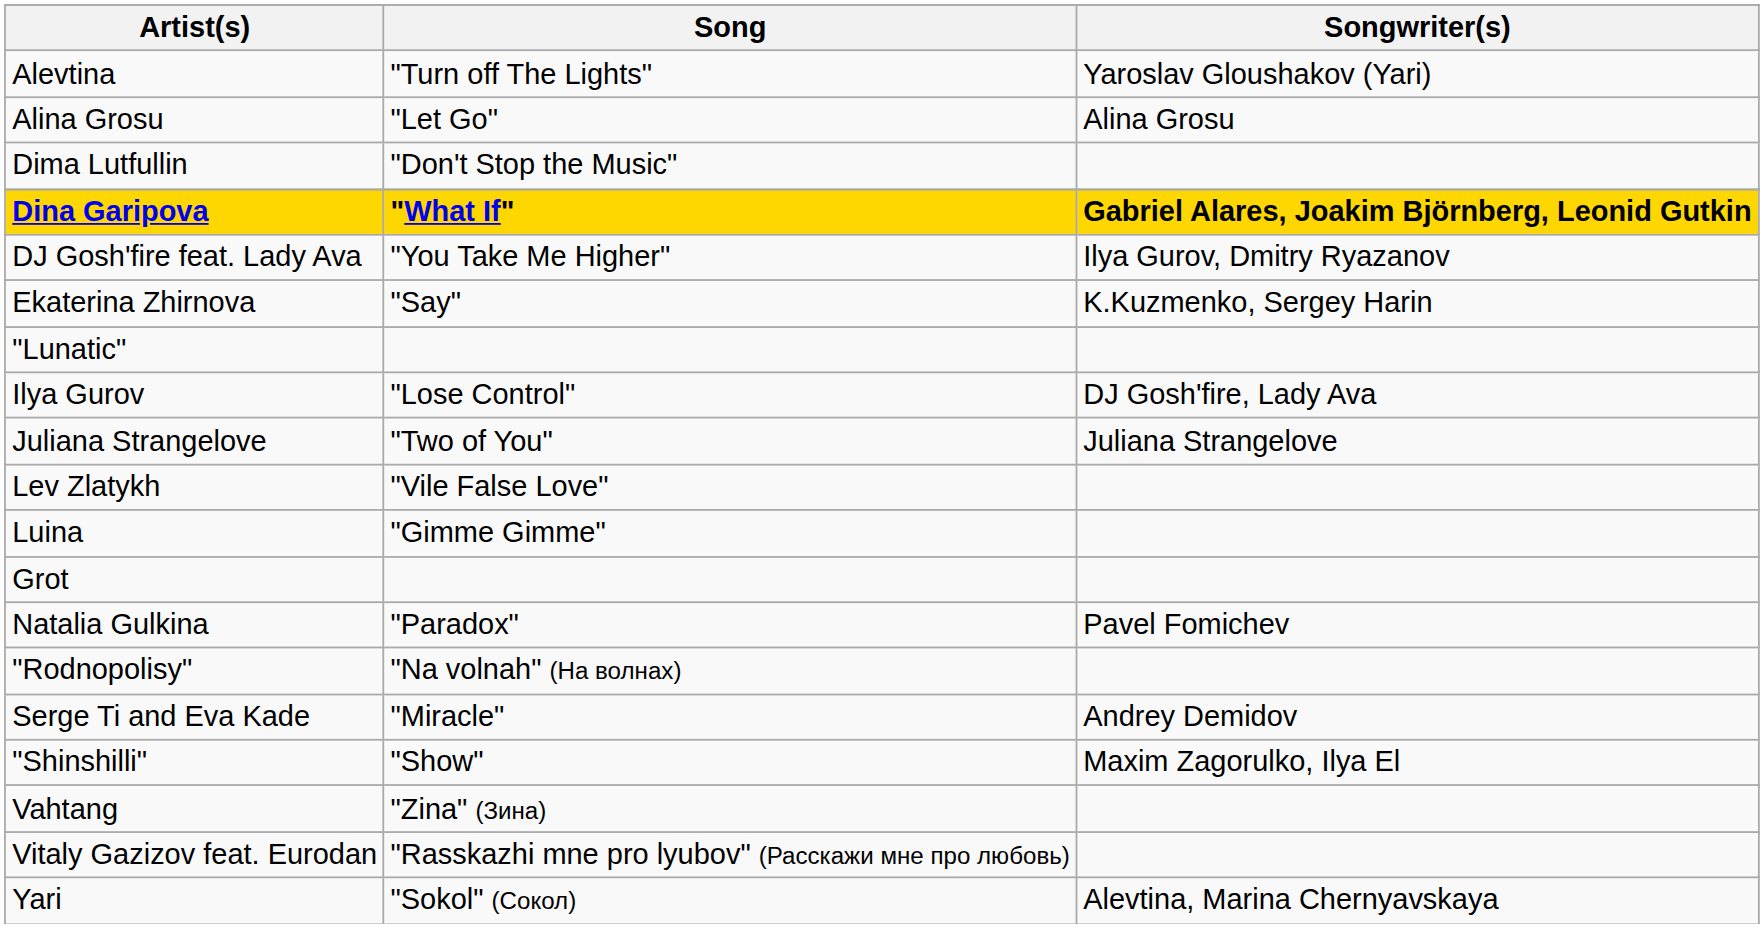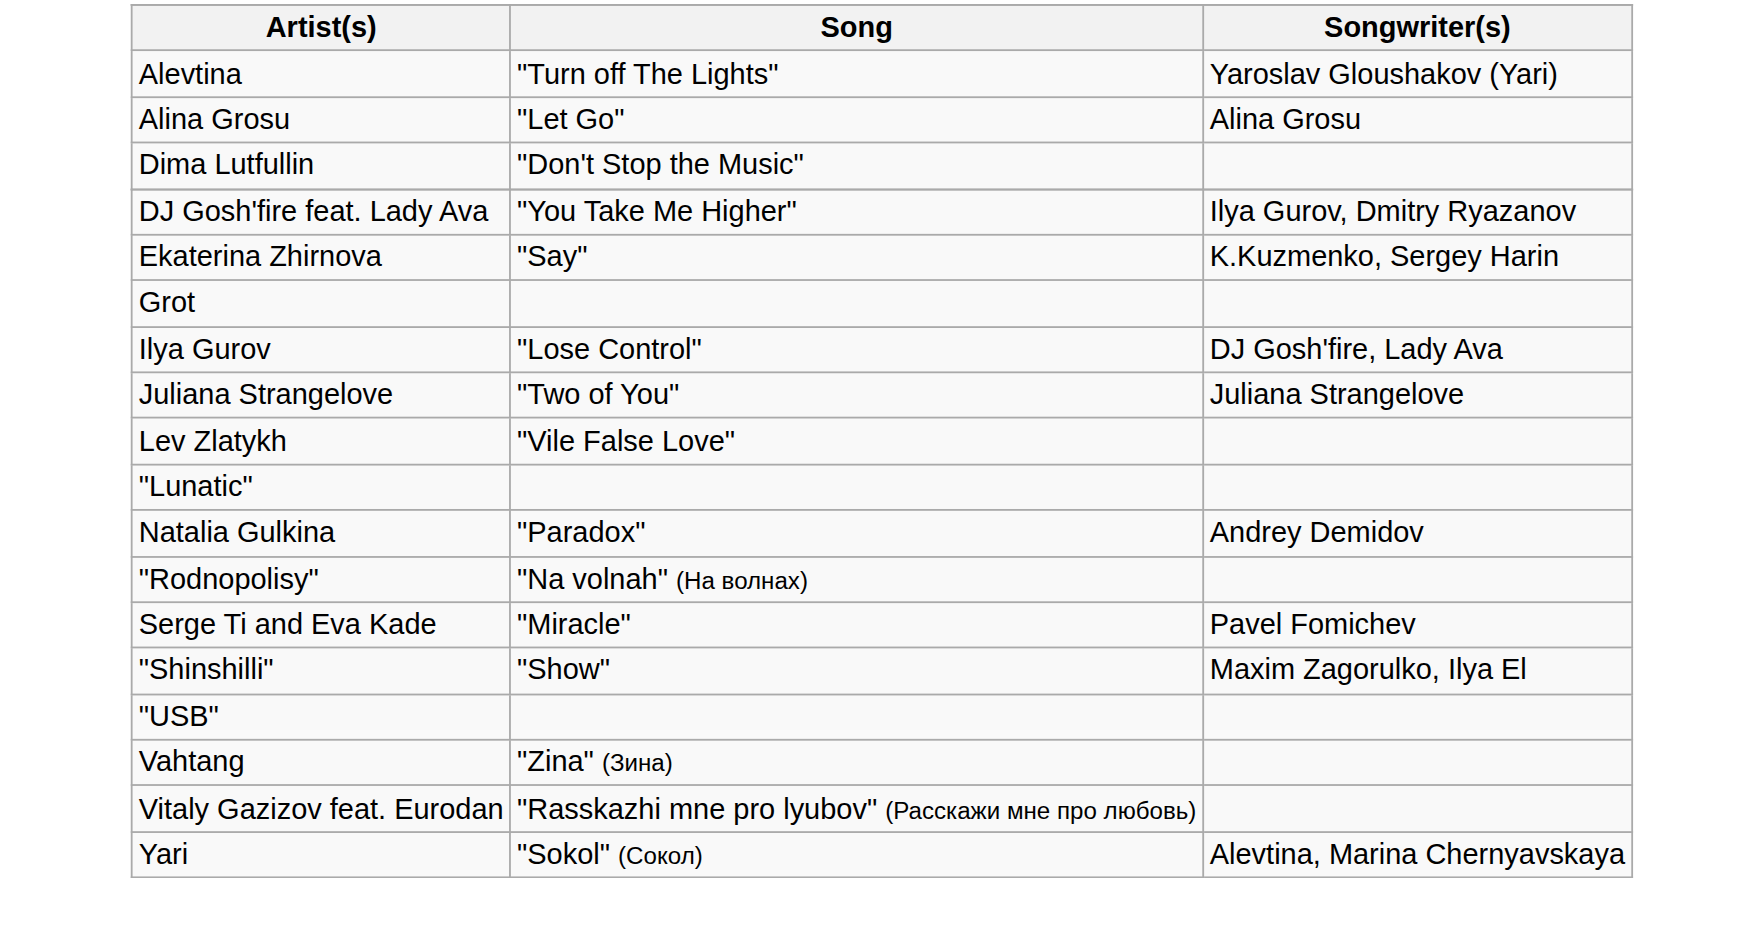- row: (110, 211)
rows swapped: (40, 578) <-> (69, 348)
- row: (48, 532)
(1186, 624) Pavel Fomichev -> (1317, 532) Andrey Demidov
(1190, 716) Andrey Demidov -> (1313, 624) Pavel Fomichev
+ row: (179, 716)
